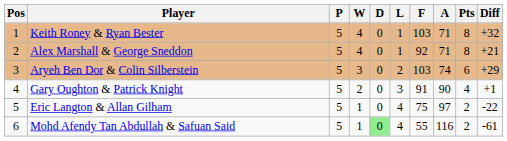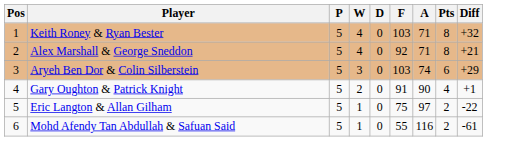- column: (400, 13)
(380, 126) lightgreen background -> (380, 126) no background
